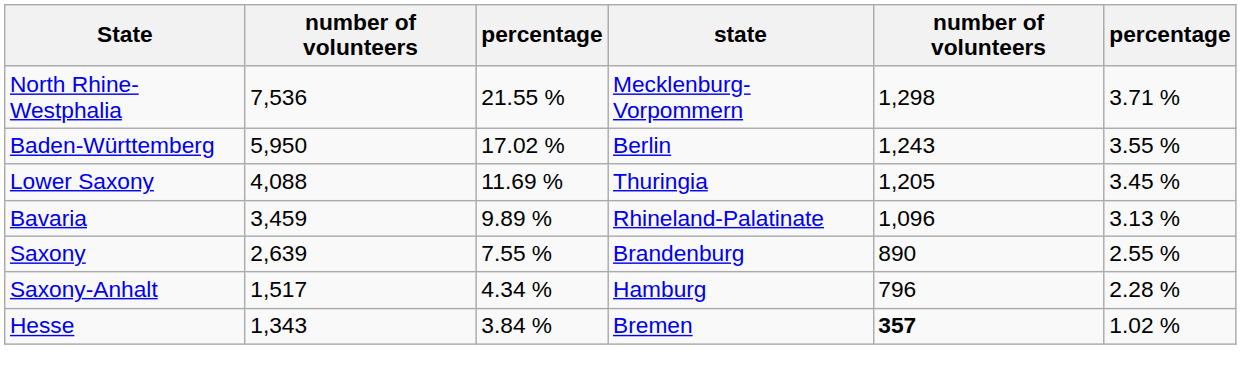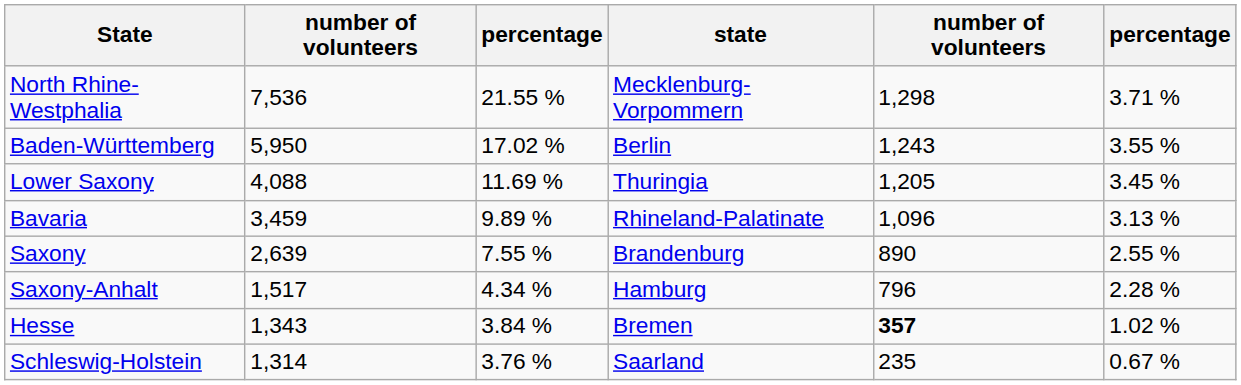+ row: (106, 361)
